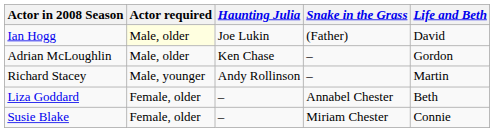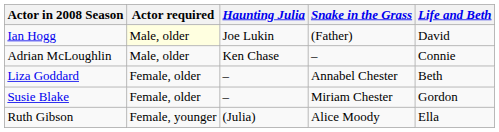(433, 55) Gordon -> (437, 55) Connie
- row: (47, 76)
(432, 117) Connie -> (438, 96) Gordon
+ row: (40, 117)
